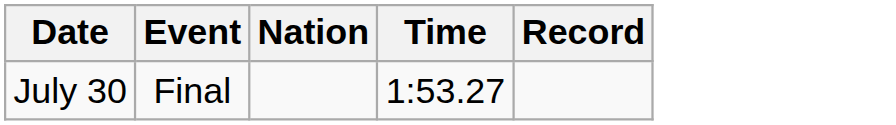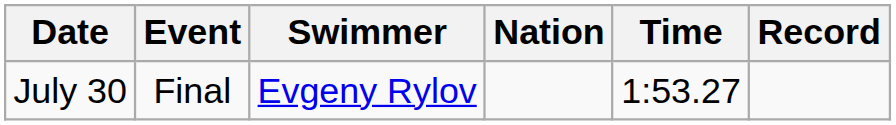+ column: (367, 32)
